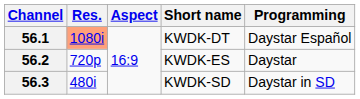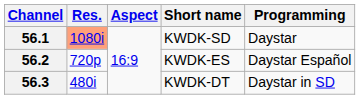(197, 37) KWDK-DT -> (197, 37) KWDK-SD
(300, 37) Daystar Español -> (272, 37) Daystar
(272, 60) Daystar -> (300, 60) Daystar Español
(197, 82) KWDK-SD -> (197, 82) KWDK-DT
